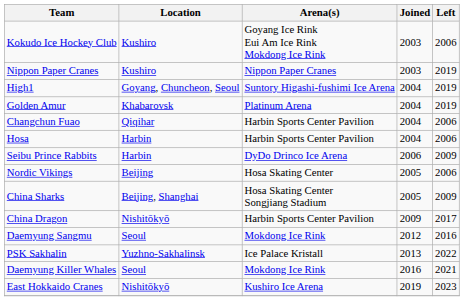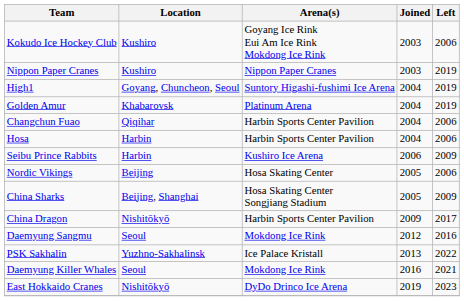(296, 156) DyDo Drinco Ice Arena -> (284, 156) Kushiro Ice Arena
(284, 287) Kushiro Ice Arena -> (296, 287) DyDo Drinco Ice Arena
